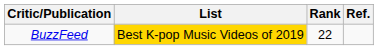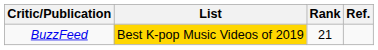(325, 34) 22 -> (325, 34) 21
